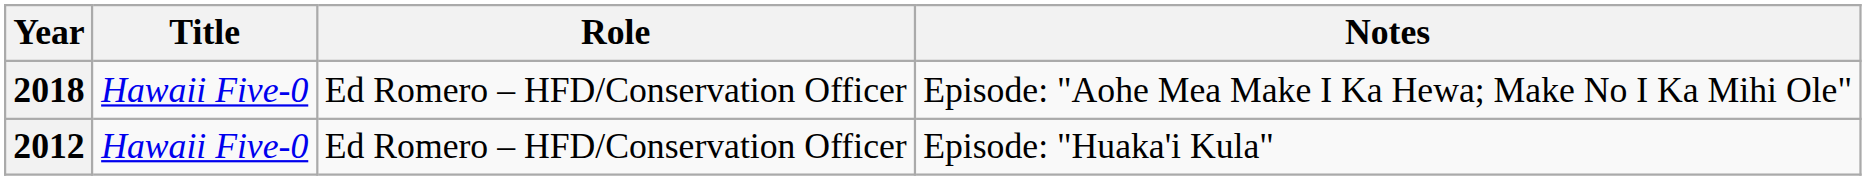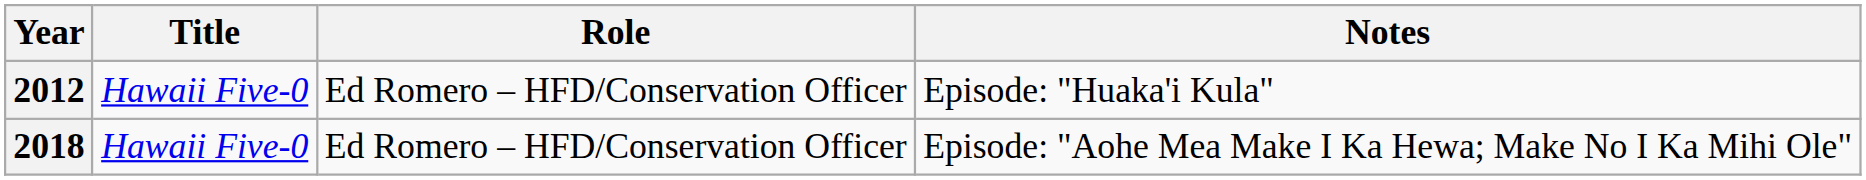rows swapped: (49, 145) <-> (49, 89)
